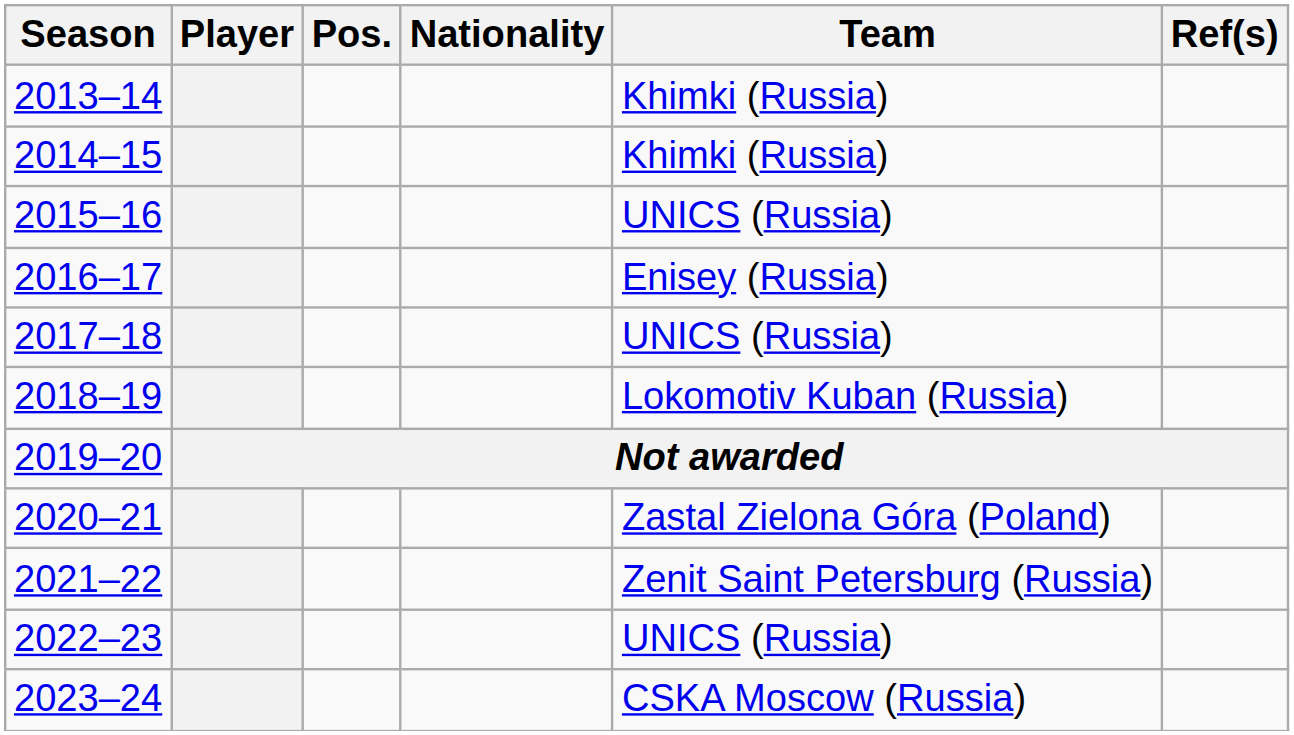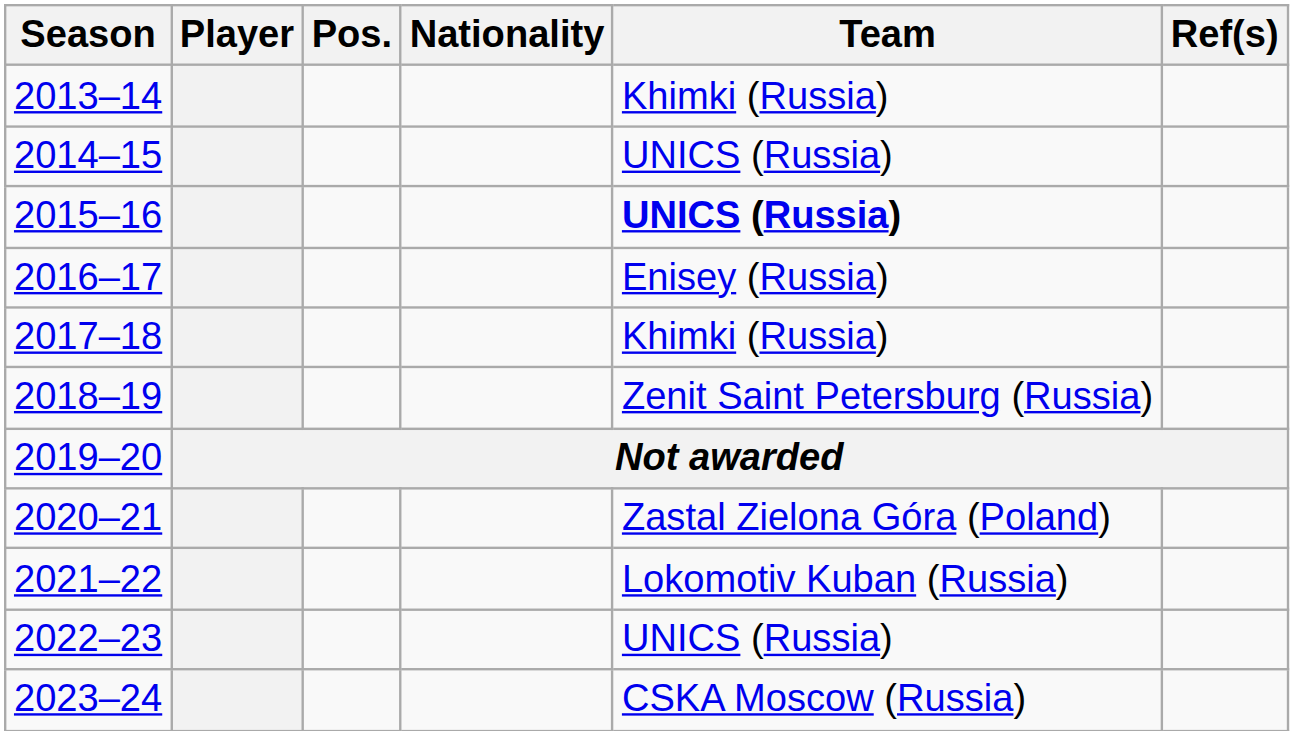(755, 155) Khimki (Russia) -> (757, 155) UNICS (Russia)
(757, 215) normal -> (762, 215) bold
(757, 336) UNICS (Russia) -> (755, 336) Khimki (Russia)
(845, 397) Lokomotiv Kuban (Russia) -> (888, 397) Zenit Saint Petersburg (Russia)
(888, 578) Zenit Saint Petersburg (Russia) -> (845, 578) Lokomotiv Kuban (Russia)
